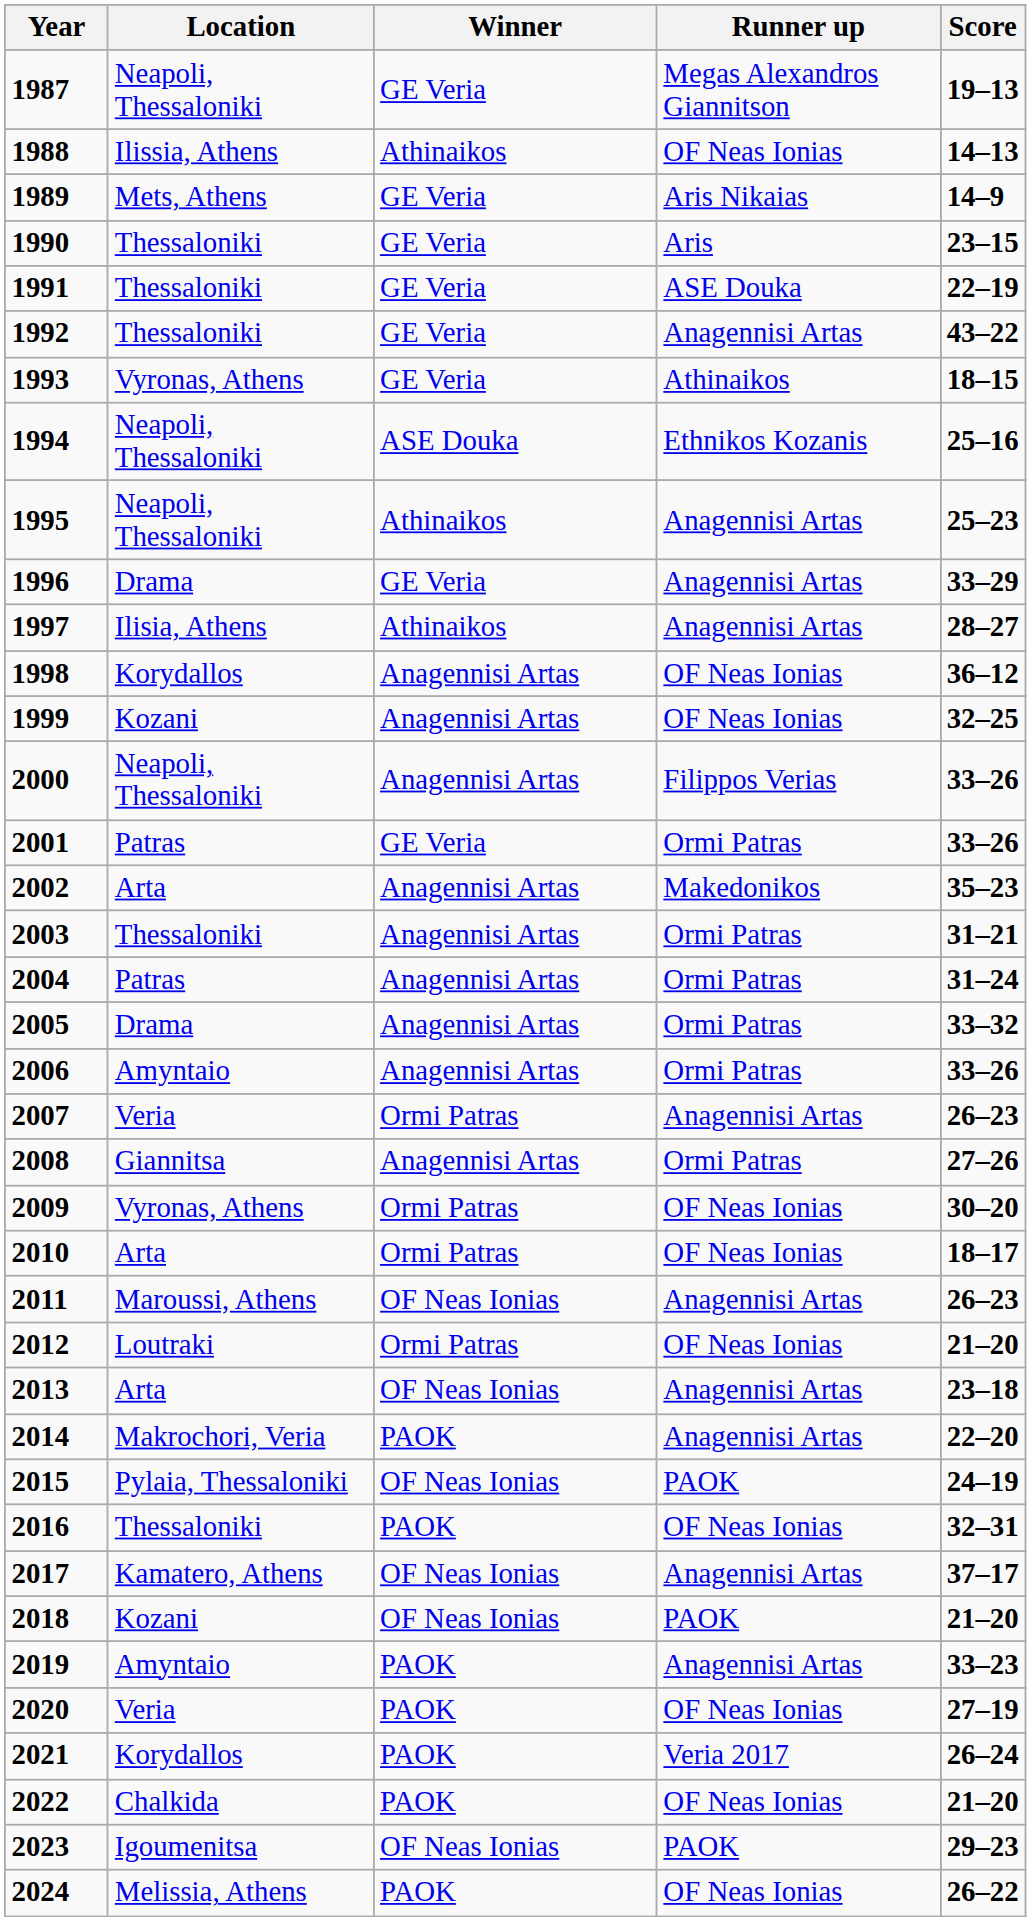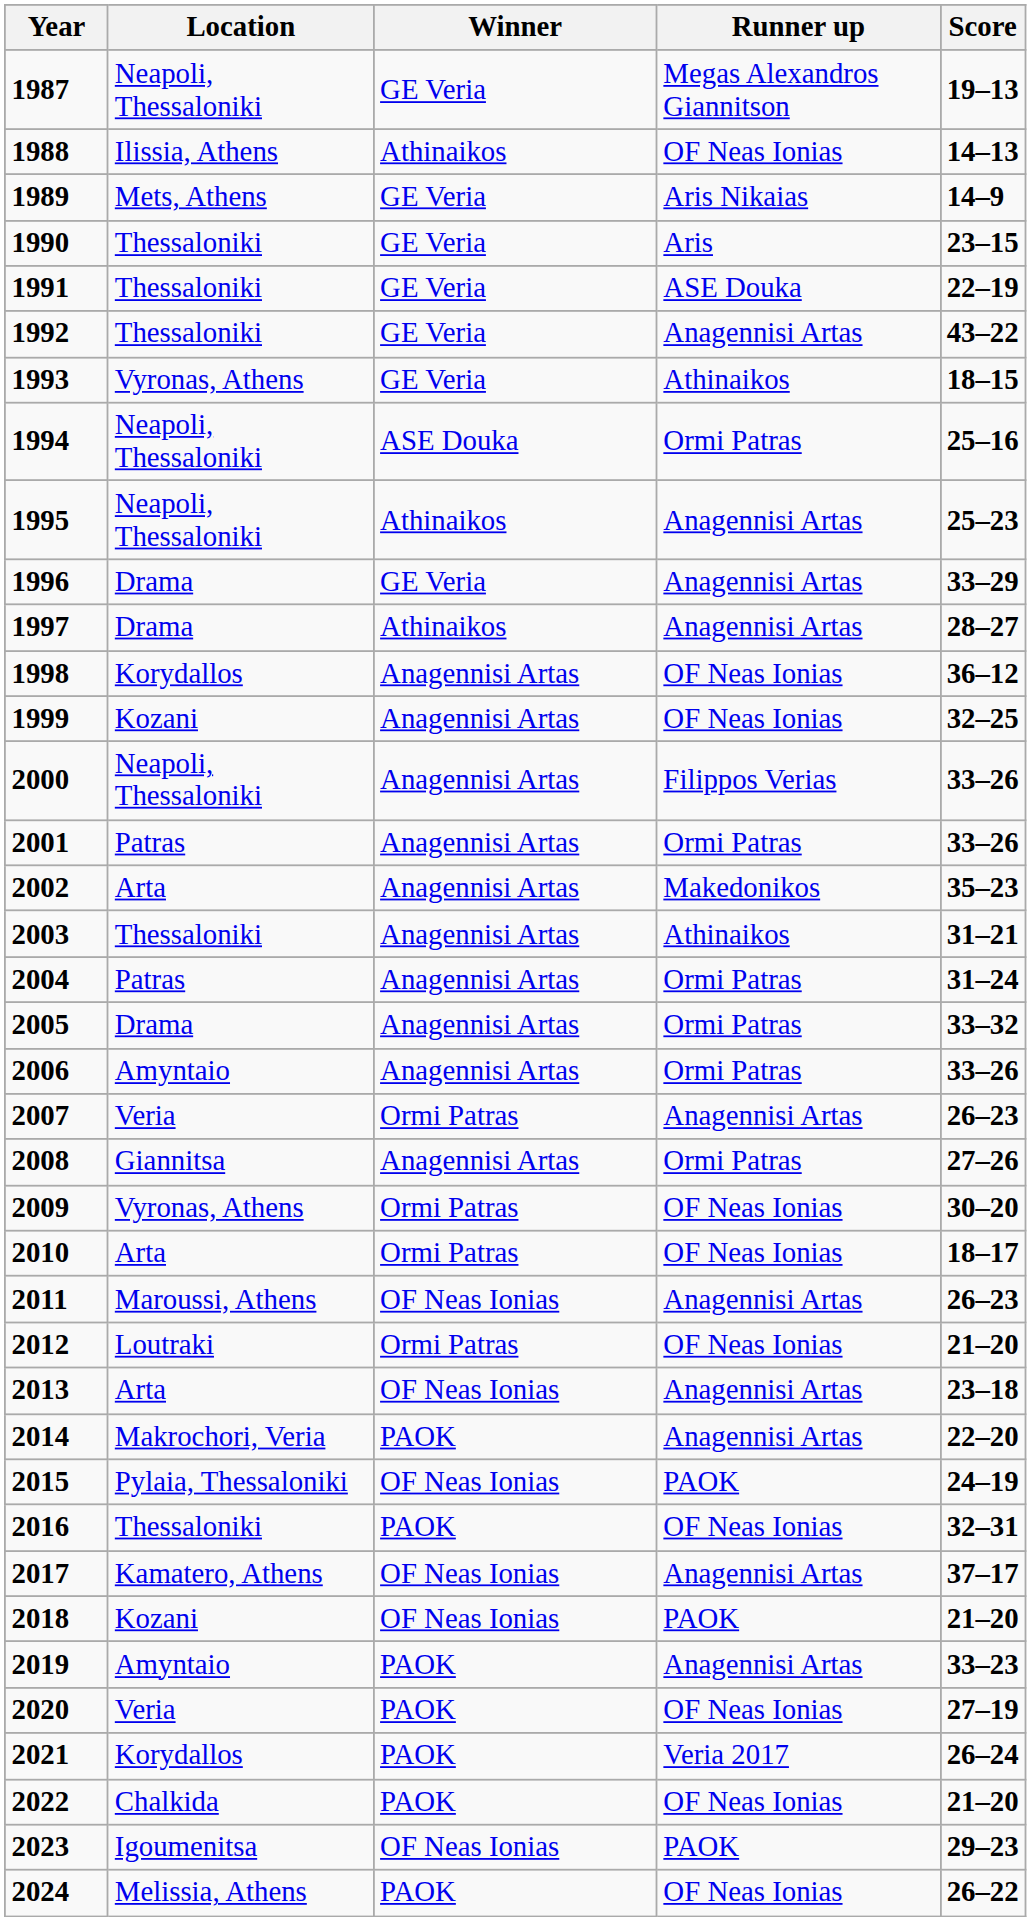(765, 441) Ethnikos Kozanis -> (733, 441) Ormi Patras
(191, 626) Ilisia, Athens -> (154, 626) Drama
(433, 842) GE Veria -> (480, 842) Anagennisi Artas
(733, 933) Ormi Patras -> (727, 933) Athinaikos
